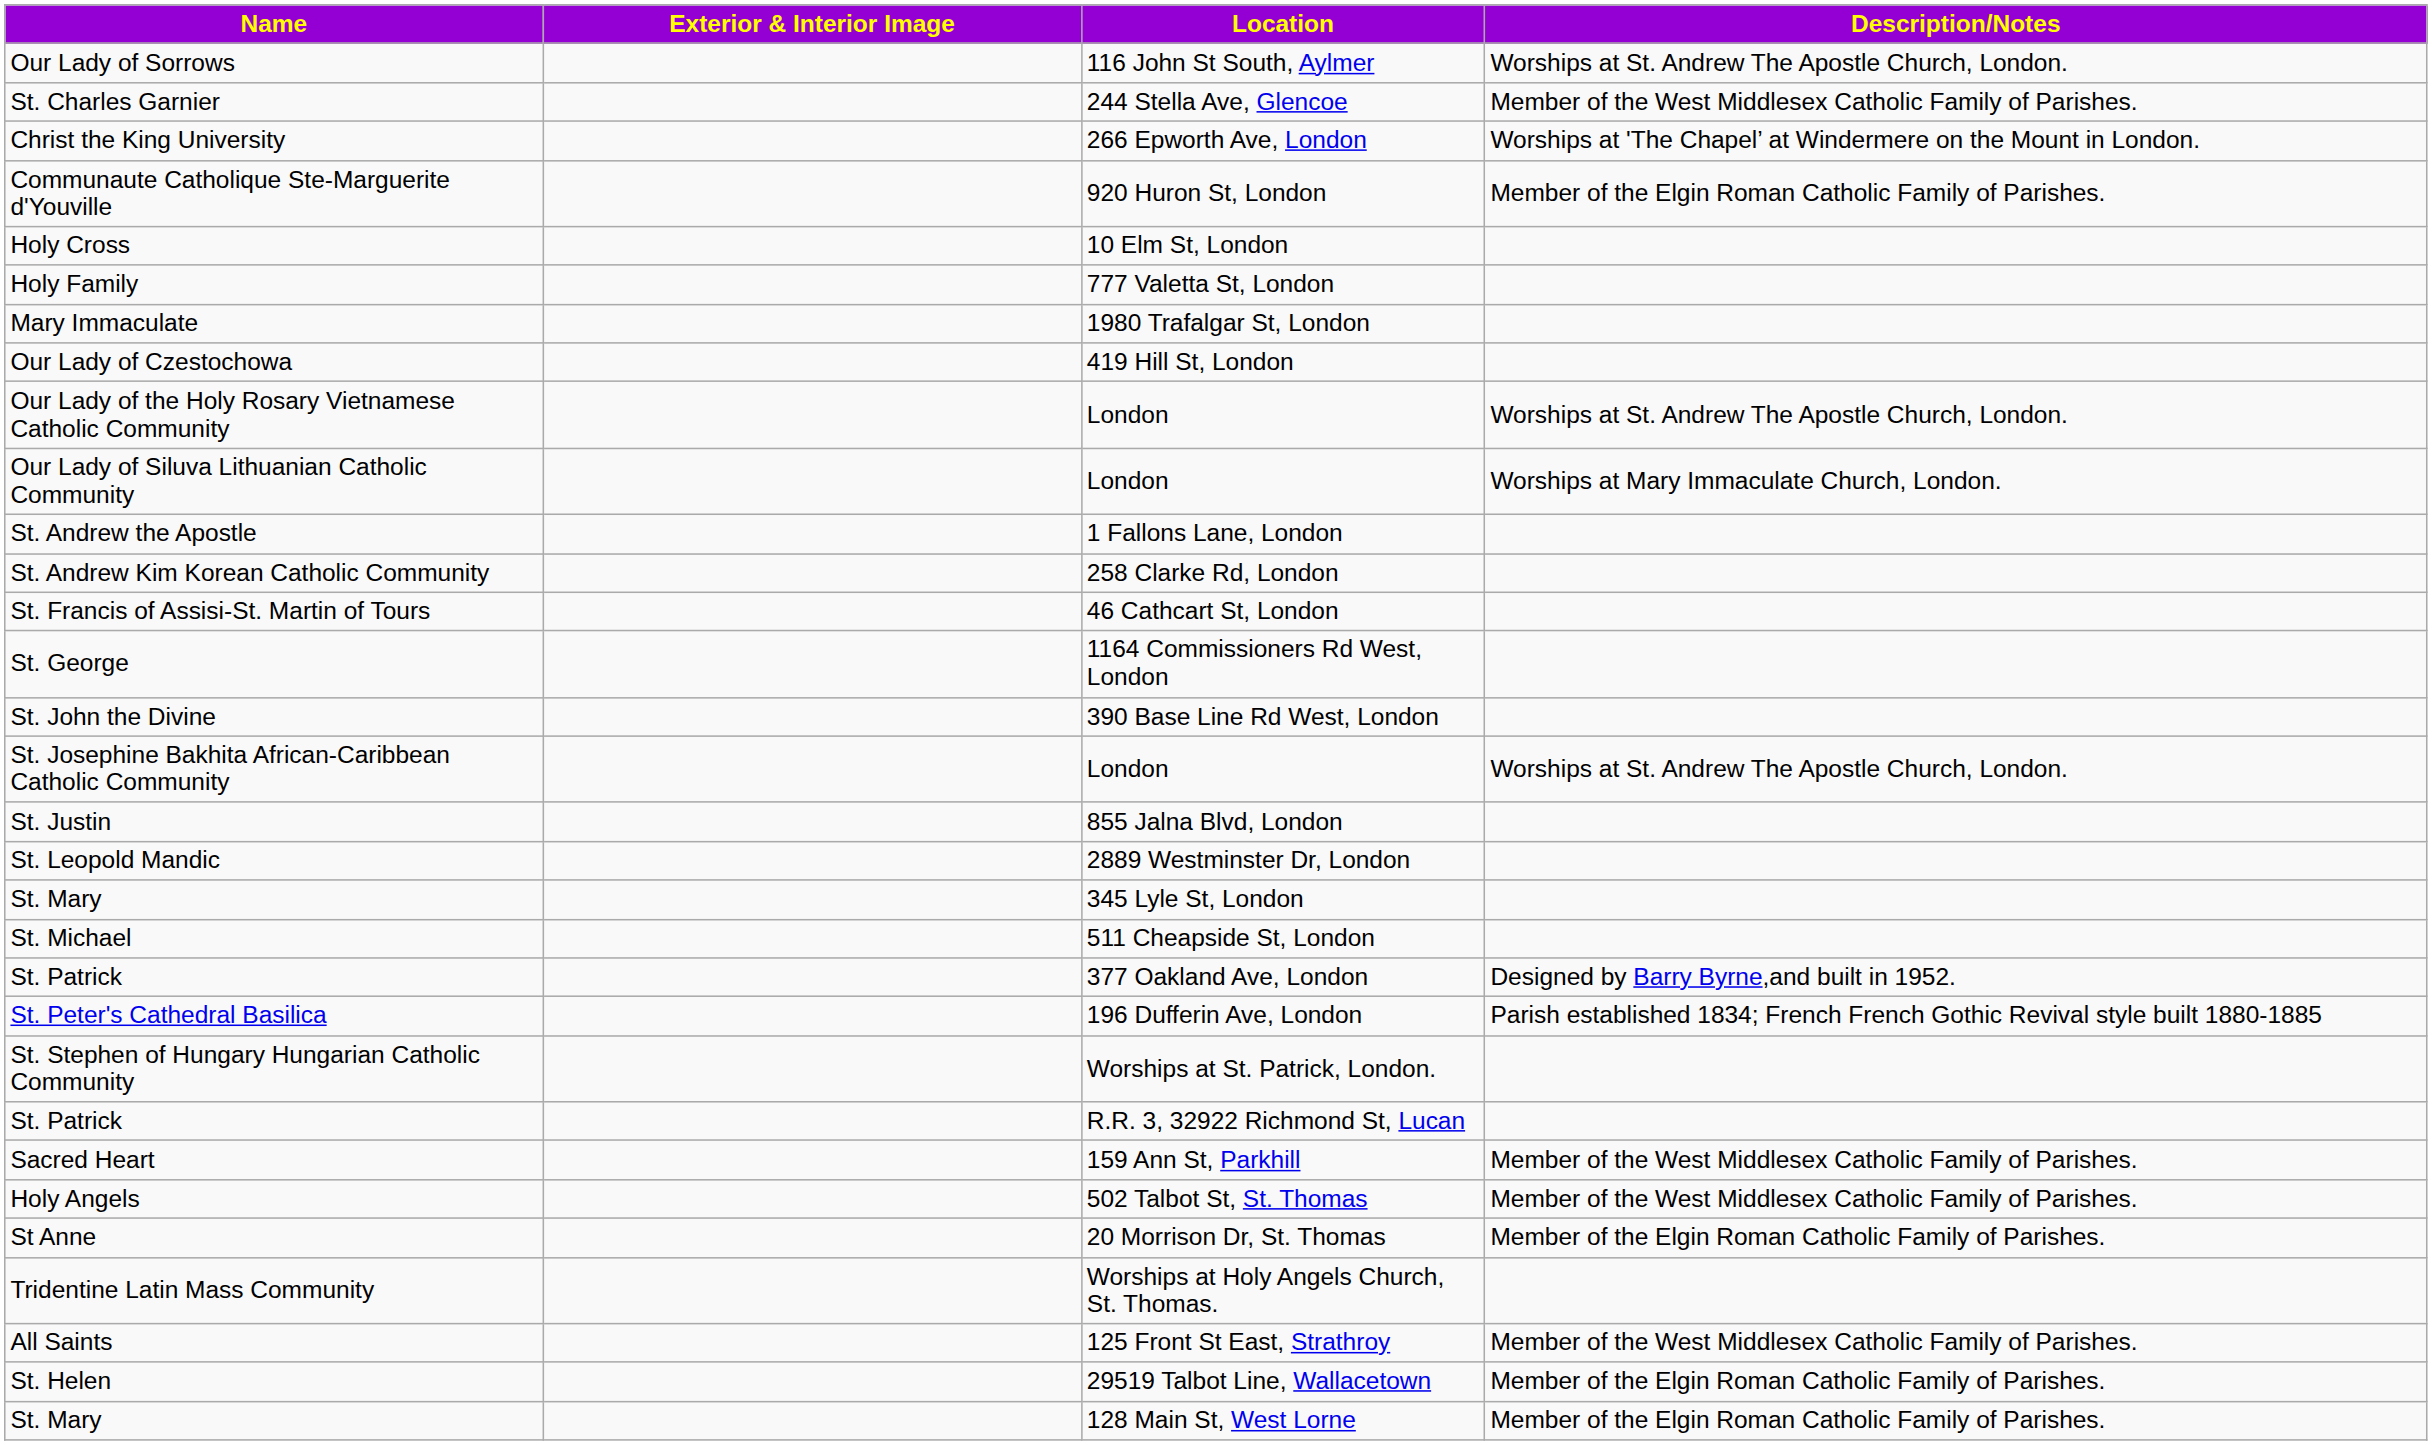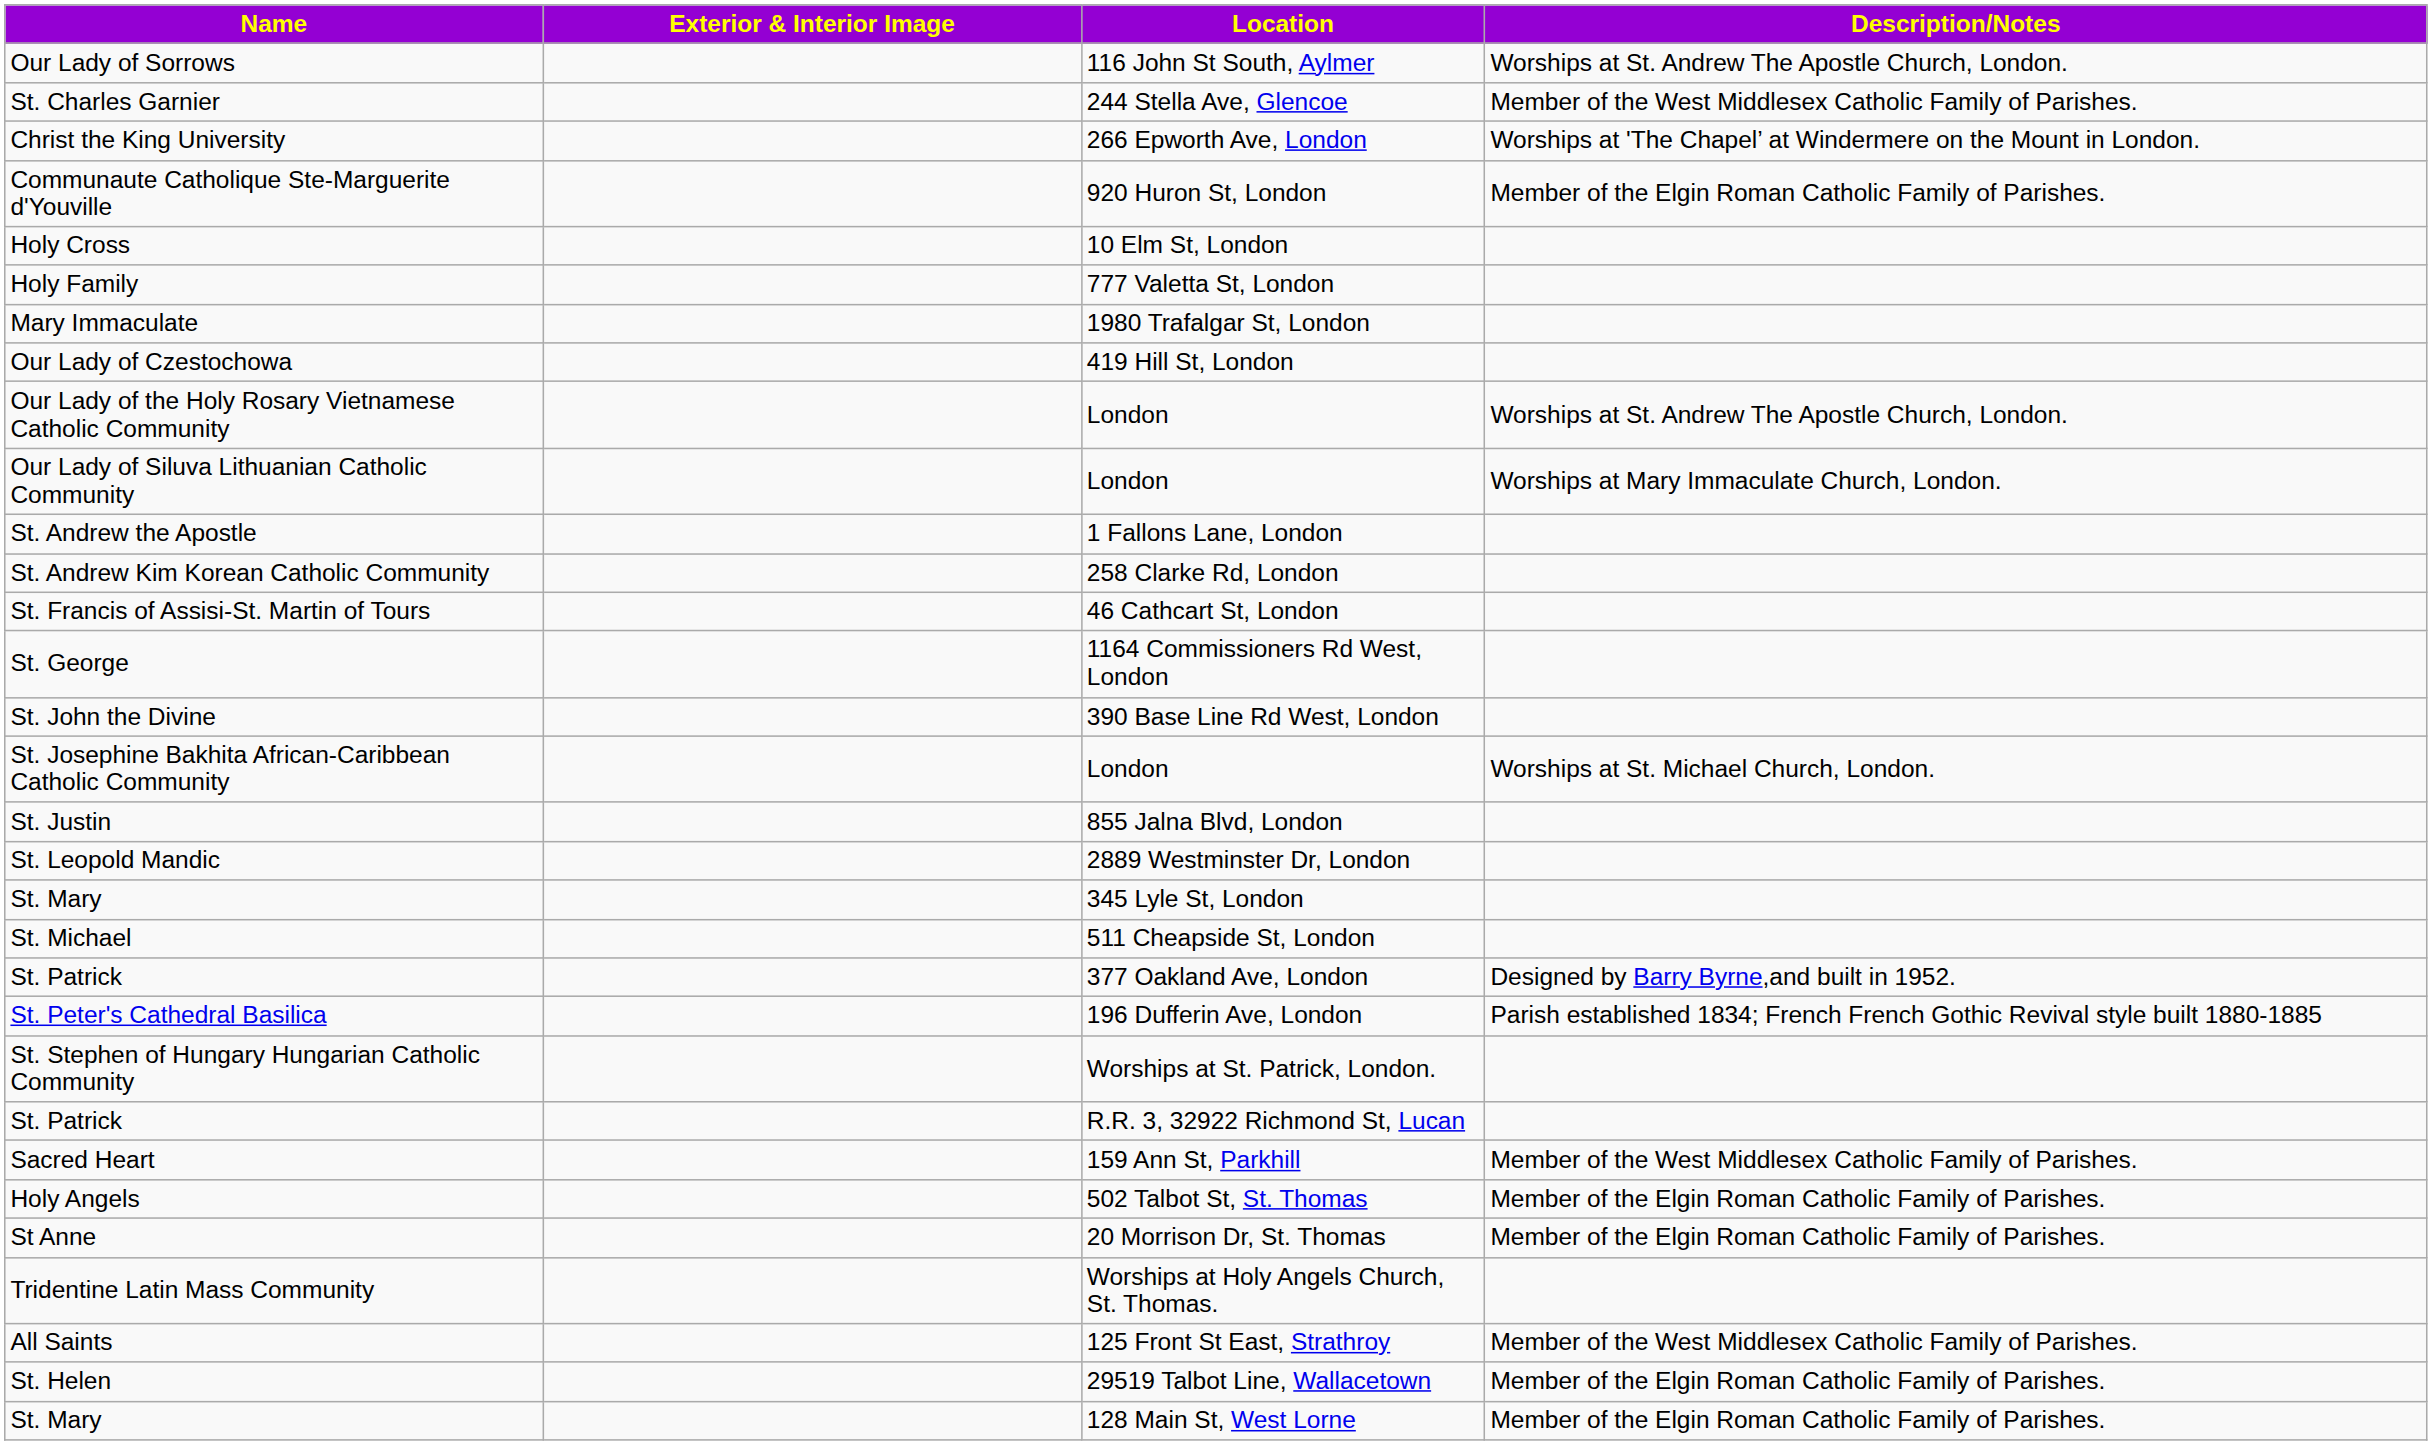(1779, 769) Worships at St. Andrew The Apostle Church, London. -> (1713, 769) Worships at St. Michael Church, London.
(1814, 1198) Member of the West Middlesex Catholic Family of Parishes. -> (1798, 1198) Member of the Elgin Roman Catholic Family of Parishes.
